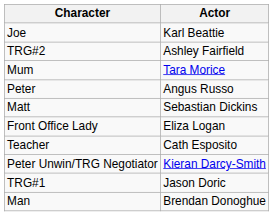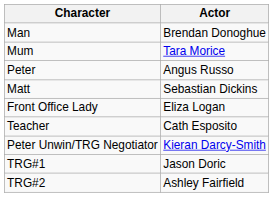- row: (17, 32)
rows swapped: (19, 201) <-> (26, 51)
